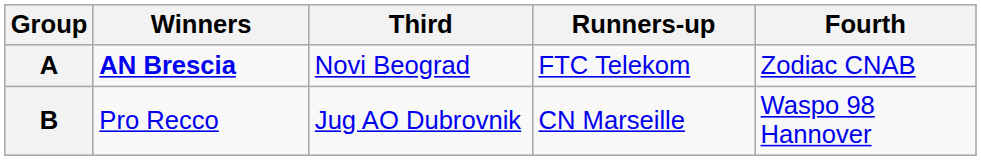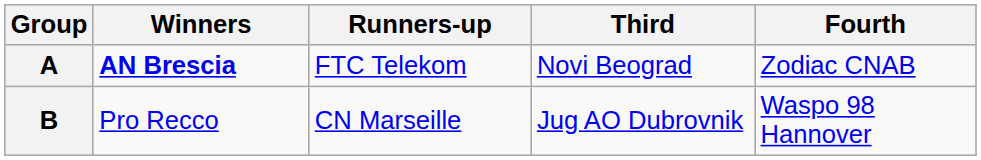columns swapped: (644, 24) <-> (421, 24)
